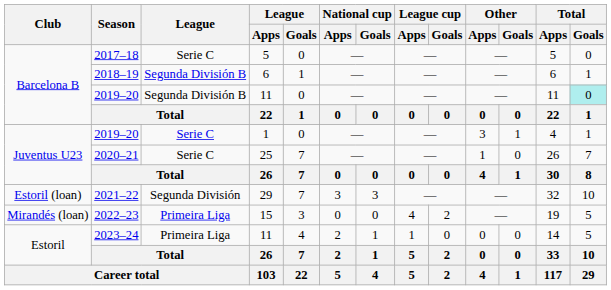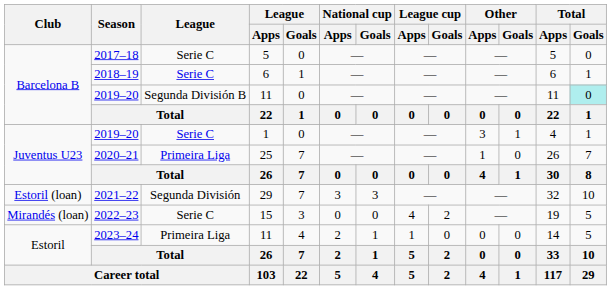(195, 74) Segunda División B -> (195, 74) Serie C
(195, 154) Serie C -> (195, 154) Primeira Liga
(195, 214) Primeira Liga -> (195, 214) Serie C
